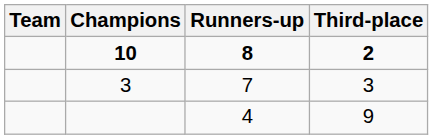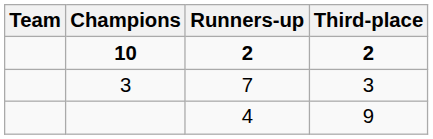(247, 52) 8 -> (247, 52) 2
